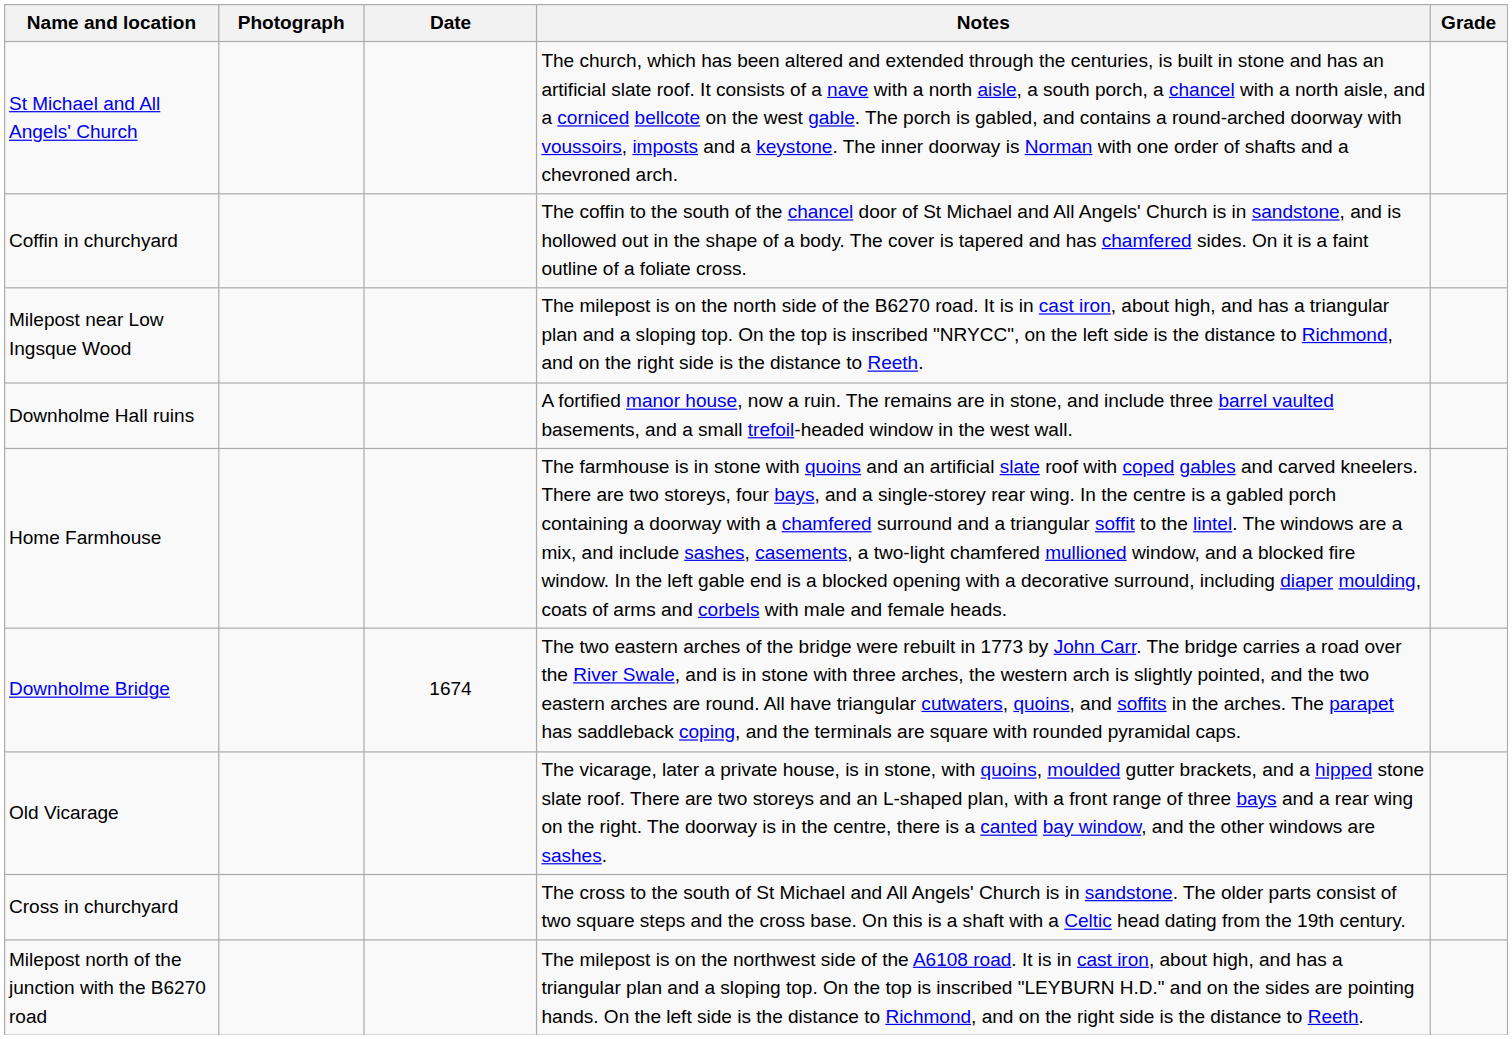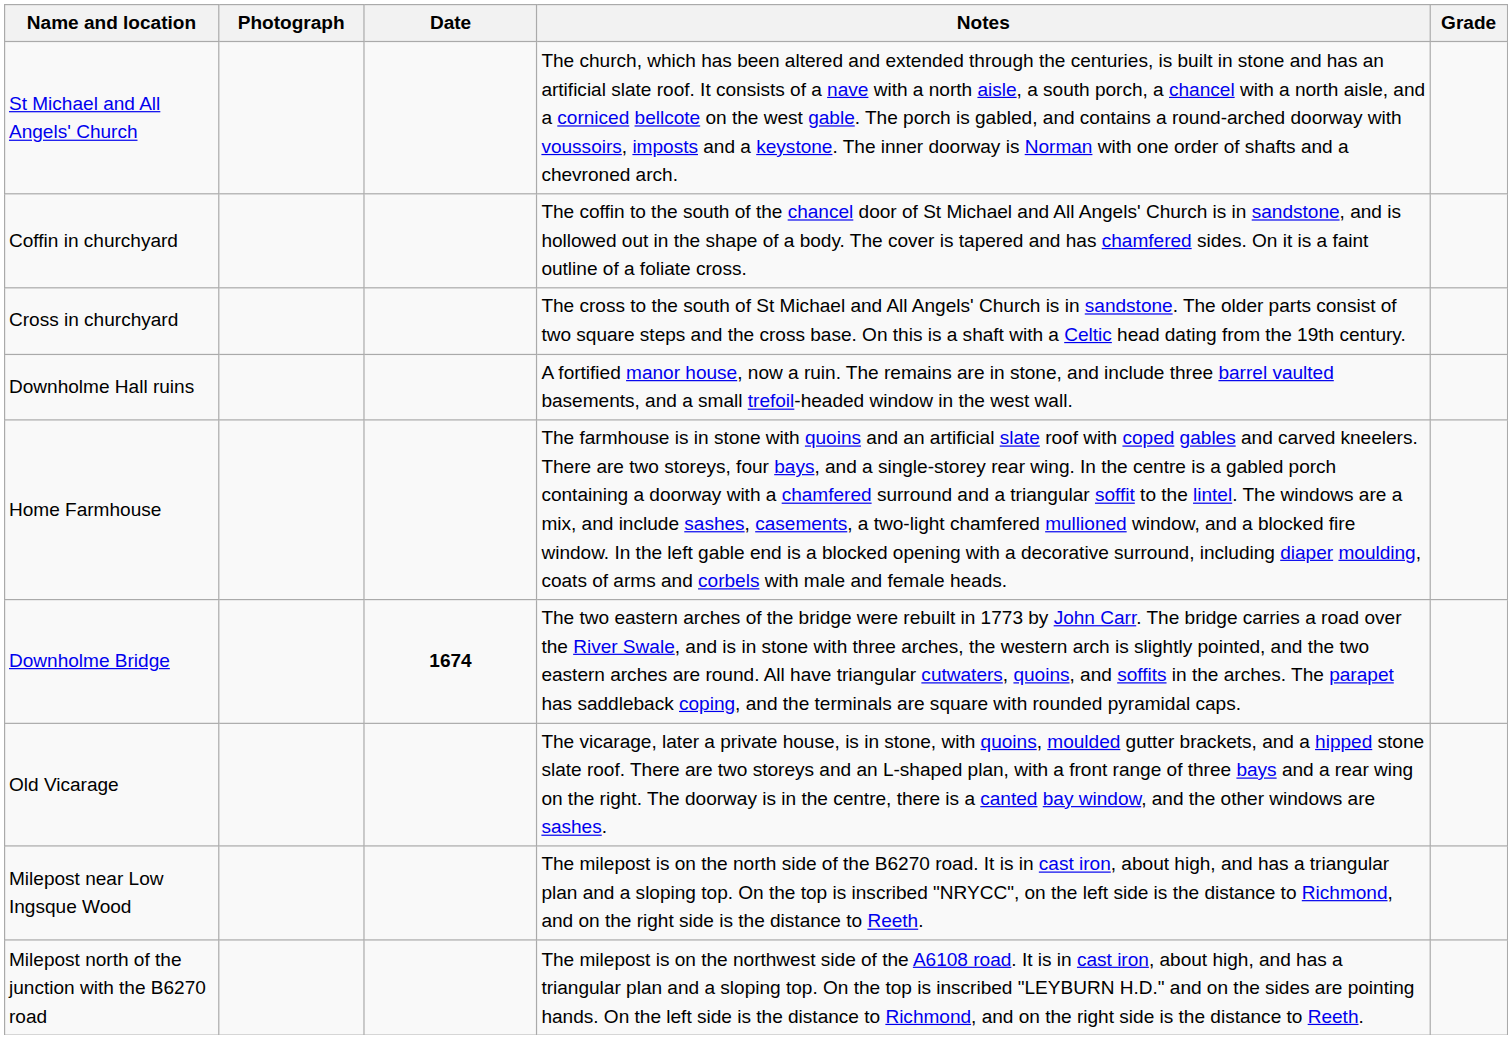rows swapped: (94, 907) <-> (86, 335)
(451, 689) normal -> (451, 661) bold
